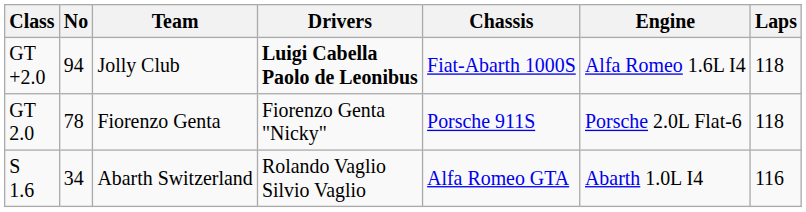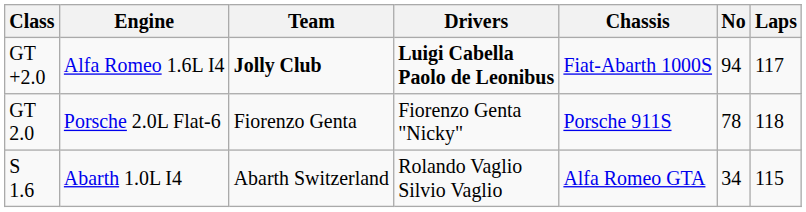columns swapped: (76, 21) <-> (665, 21)
(139, 65) normal -> (278, 65) bold
(769, 65) 118 -> (769, 65) 117
(769, 178) 116 -> (769, 178) 115
